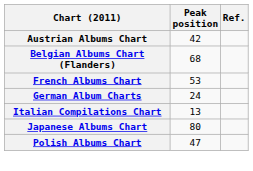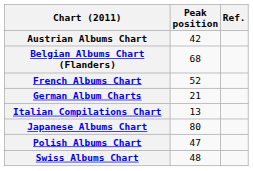(195, 80) 53 -> (195, 80) 52
(195, 96) 24 -> (195, 96) 21
+ row: (87, 158)
